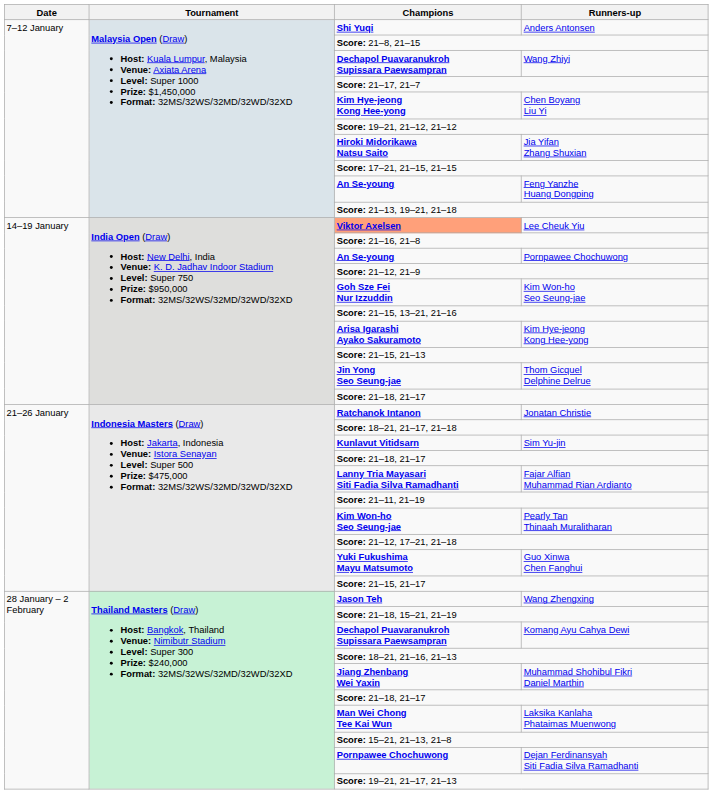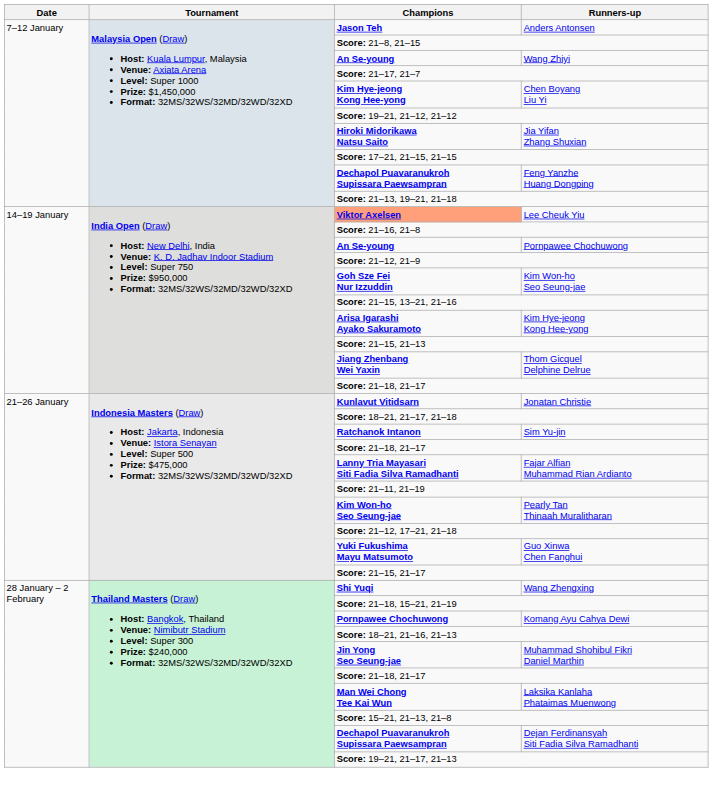(355, 27) Shi Yuqi -> (359, 27) Jason Teh
(393, 64) Dechapol Puavaranukroh Supissara Paewsampran -> (365, 58) An Se-young
(365, 183) An Se-young -> (393, 178) Dechapol Puavaranukroh Supissara Paewsampran
(369, 376) Jin Yong Seo Seung-jae -> (373, 365) Jiang Zhenbang Wei Yaxin
(379, 412) Ratchanok Intanon -> (378, 401) Kunlavut Vitidsarn
(378, 443) Kunlavut Vitidsarn -> (379, 432) Ratchanok Intanon
(359, 599) Jason Teh -> (355, 588) Shi Yuqi
(393, 635) Dechapol Puavaranukroh Supissara Paewsampran -> (392, 619) Pornpawee Chochuwong
(373, 677) Jiang Zhenbang Wei Yaxin -> (369, 655) Jin Yong Seo Seung-jae
(392, 755) Pornpawee Chochuwong -> (393, 738) Dechapol Puavaranukroh Supissara Paewsampran
